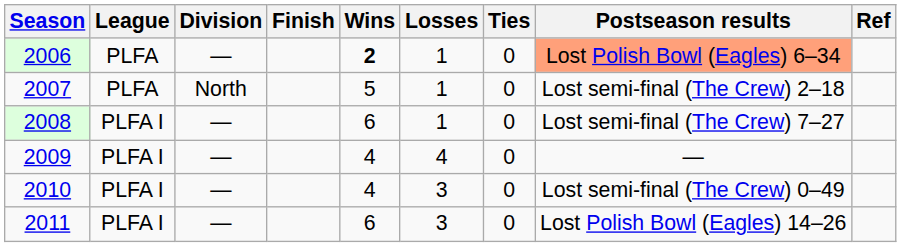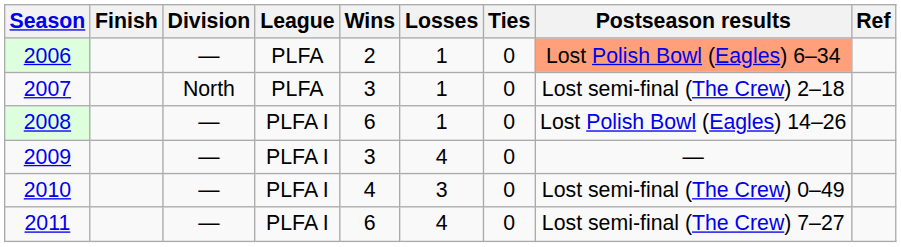columns swapped: (132, 21) <-> (303, 21)
(370, 55) bold -> (370, 55) normal
(370, 88) 5 -> (370, 88) 3
(693, 122) Lost semi-final (The Crew) 7–27 -> (693, 122) Lost Polish Bowl (Eagles) 14–26
(370, 156) 4 -> (370, 156) 3
(442, 223) 3 -> (442, 223) 4
(693, 223) Lost Polish Bowl (Eagles) 14–26 -> (693, 223) Lost semi-final (The Crew) 7–27
